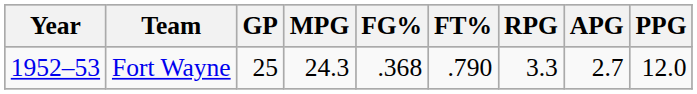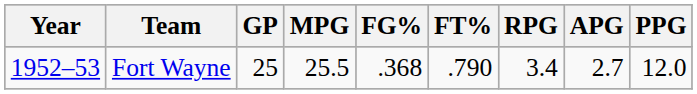(327, 67) 24.3 -> (327, 67) 25.5
(542, 67) 3.3 -> (542, 67) 3.4
